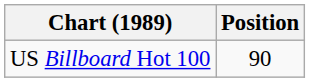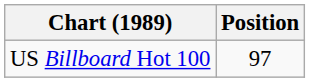(260, 58) 90 -> (260, 58) 97
